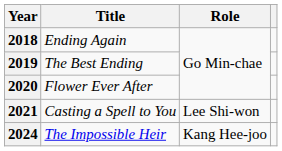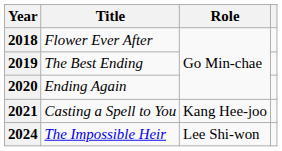(86, 39) Ending Again -> (99, 39) Flower Ever After
(99, 87) Flower Ever After -> (86, 87) Ending Again
(221, 110) Lee Shi-won -> (225, 110) Kang Hee-joo
(225, 134) Kang Hee-joo -> (221, 134) Lee Shi-won
